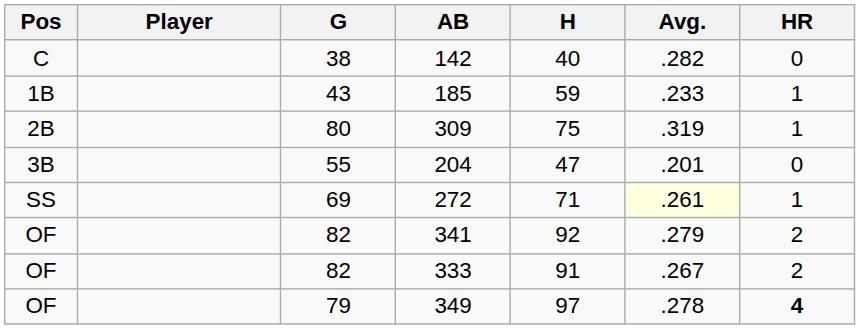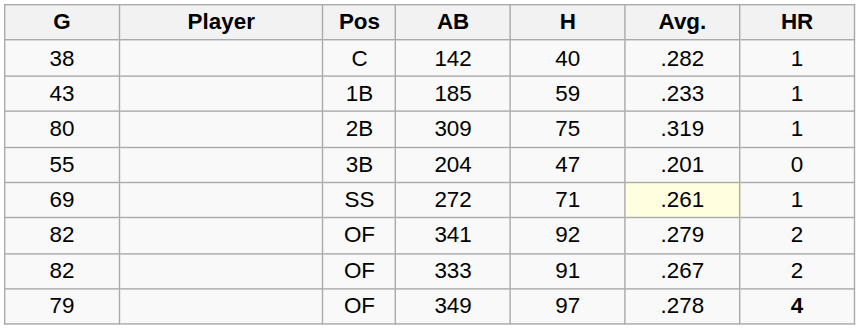columns swapped: (41, 22) <-> (338, 22)
(797, 57) 0 -> (797, 57) 1
